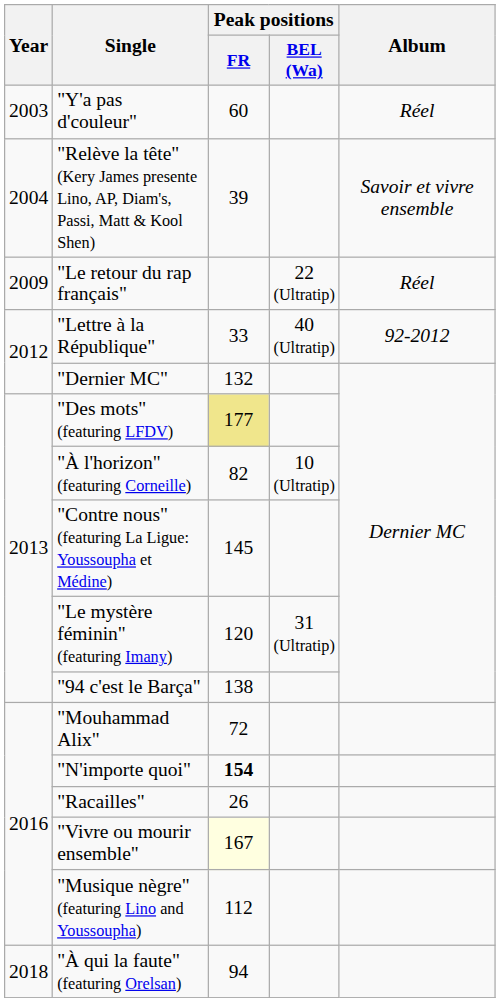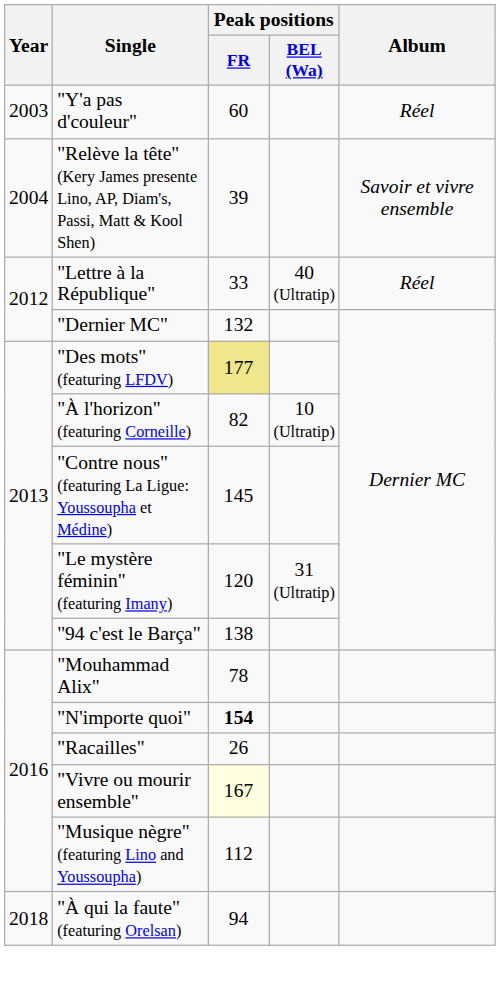- row: (124, 283)
(417, 336) 92-2012 -> (417, 283) Réel
(239, 728) 72 -> (239, 675) 78
